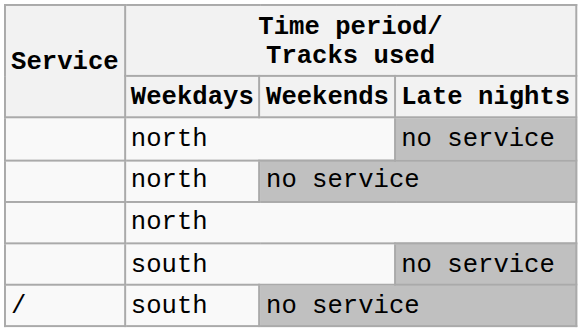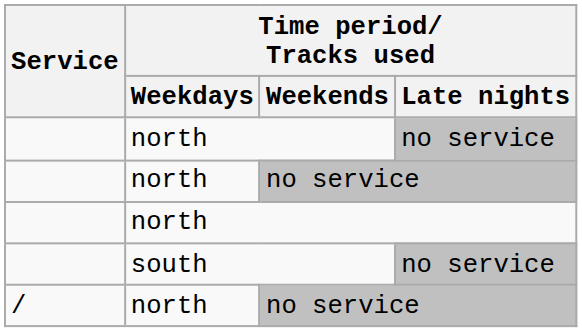(169, 306) south -> (169, 306) north
